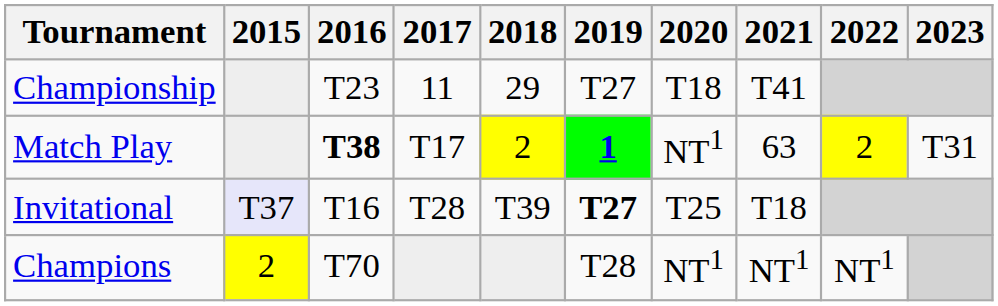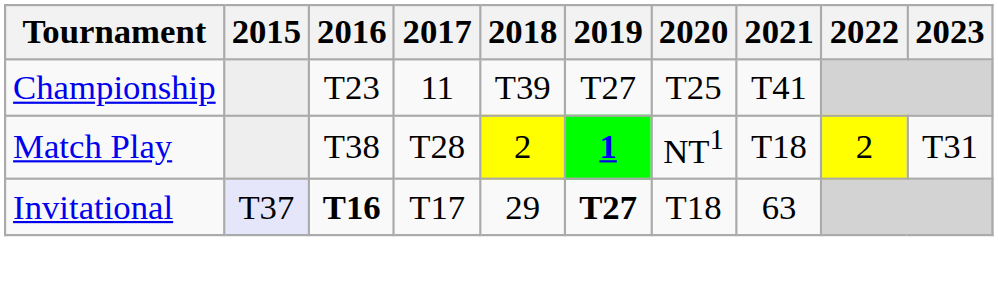(523, 87) 29 -> (523, 87) T39
(694, 87) T18 -> (694, 87) T25
(352, 146) bold -> (352, 146) normal
(437, 146) T17 -> (437, 146) T28
(779, 146) 63 -> (779, 146) T18
(352, 206) normal -> (352, 206) bold
(437, 206) T28 -> (437, 206) T17
(523, 206) T39 -> (523, 206) 29
(694, 206) T25 -> (694, 206) T18
(779, 206) T18 -> (779, 206) 63
- row: (92, 266)
